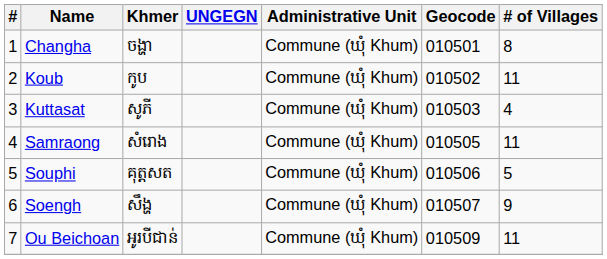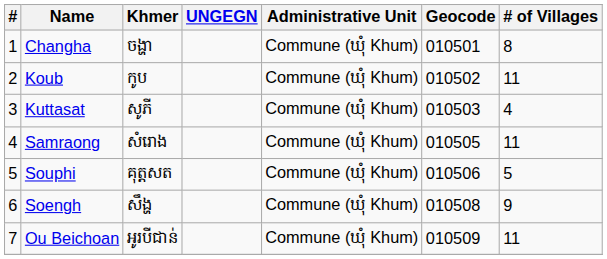(453, 206) 010507 -> (453, 206) 010508
